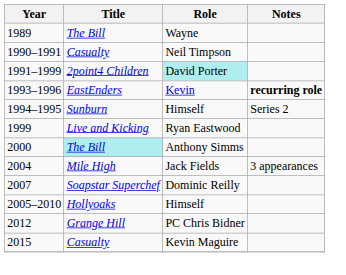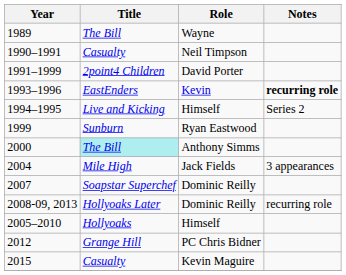(196, 71) paleturquoise background -> (212, 71) no background
(87, 109) Sunburn -> (124, 109) Live and Kicking
(108, 128) Live and Kicking -> (103, 128) Sunburn
+ row: (42, 204)
